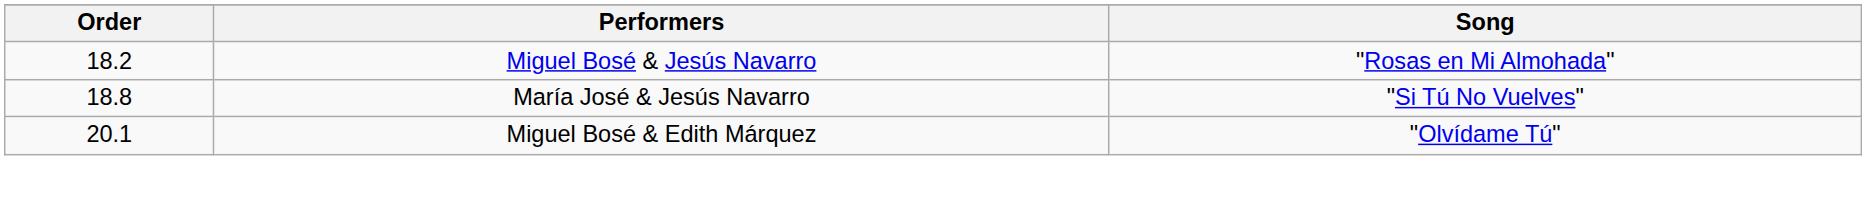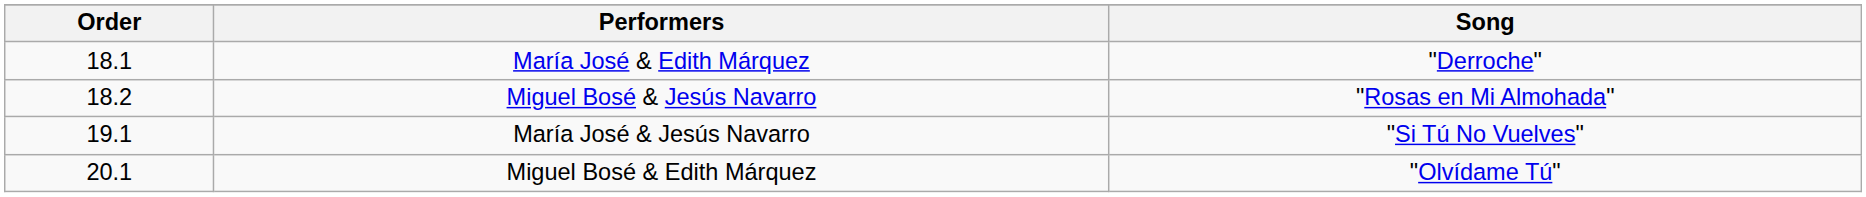+ row: (661, 60)
(109, 97) 18.8 -> (109, 135) 19.1
